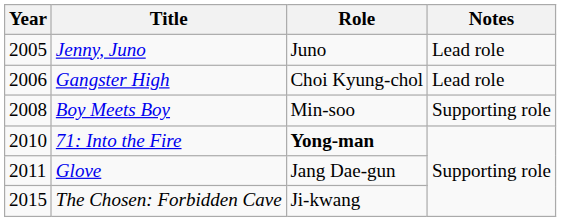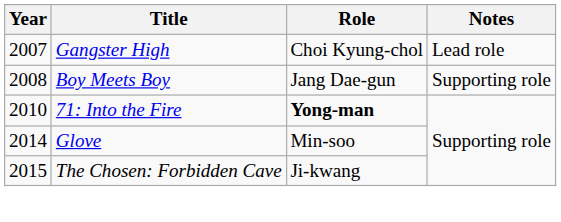- row: (101, 49)
(28, 79) 2006 -> (28, 49) 2007
(323, 110) Min-soo -> (343, 79) Jang Dae-gun
(28, 170) 2011 -> (28, 140) 2014
(343, 170) Jang Dae-gun -> (323, 140) Min-soo
